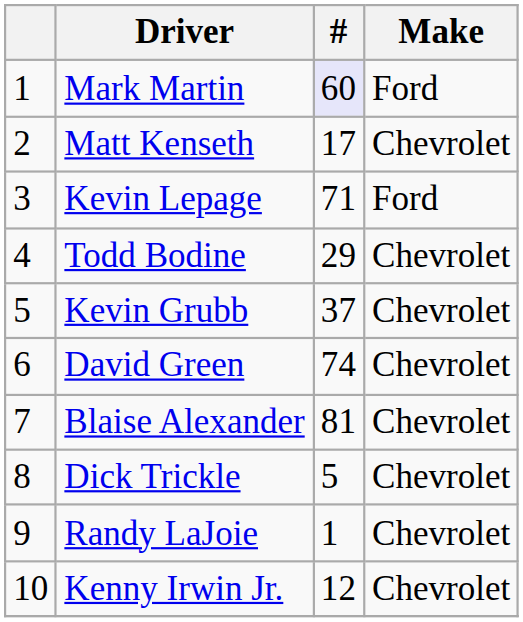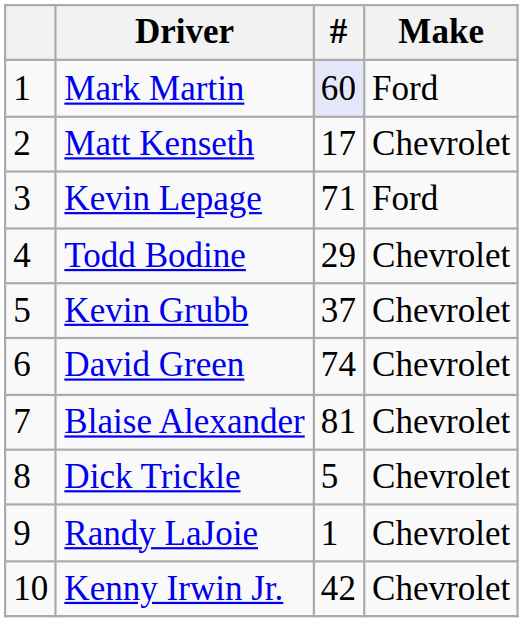(338, 587) 12 -> (338, 587) 42
